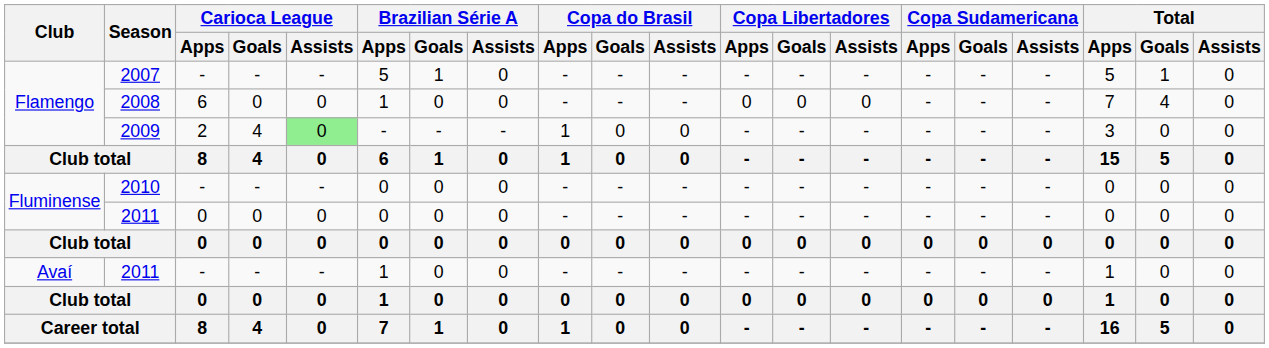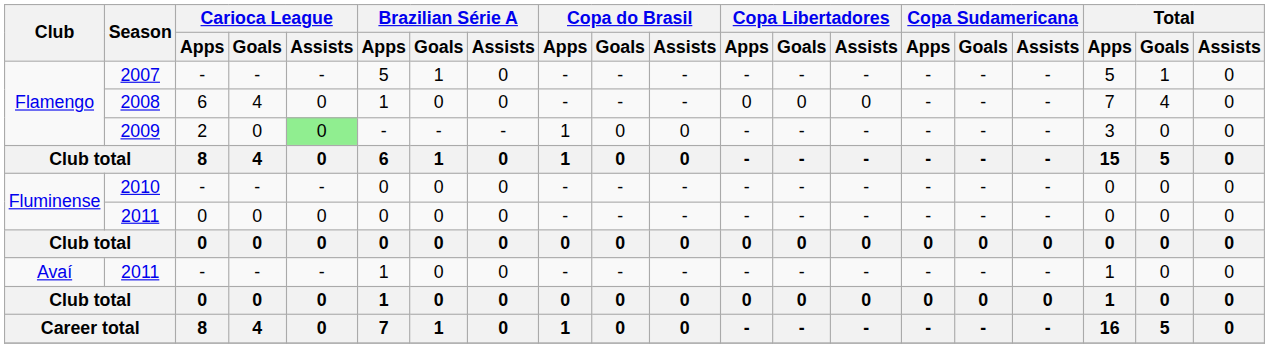(257, 103) 0 -> (257, 103) 4
(257, 131) 4 -> (257, 131) 0
